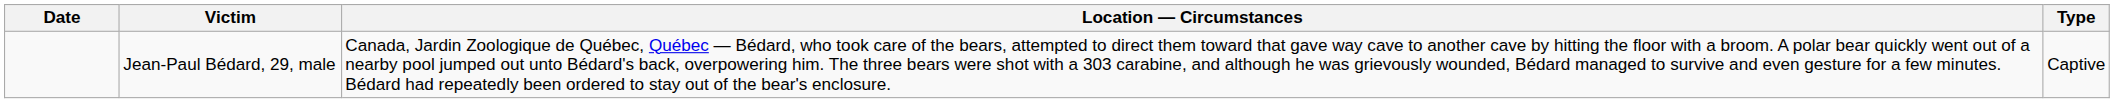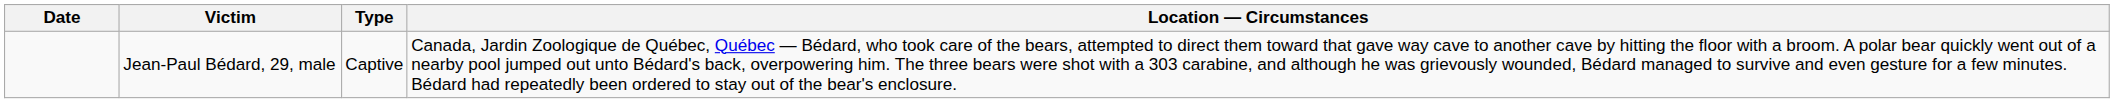columns swapped: (2076, 18) <-> (1192, 18)
